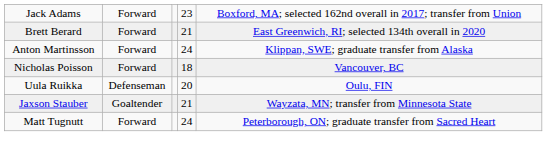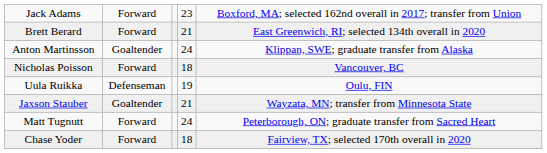(137, 49) Forward -> (137, 49) Goaltender
(187, 85) 20 -> (187, 85) 19
+ row: (53, 139)
